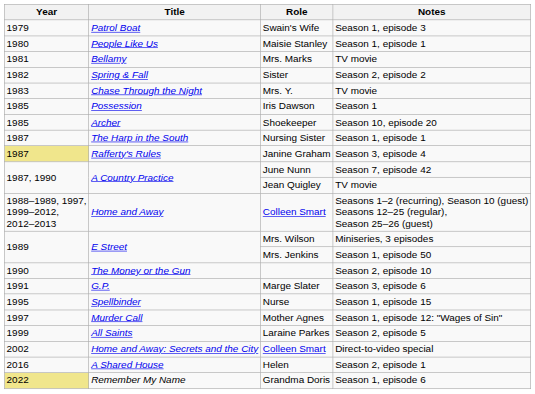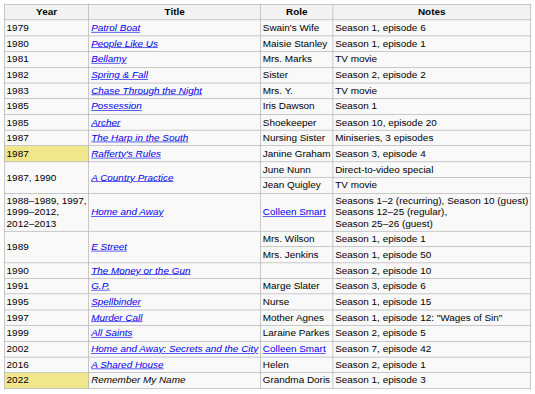(380, 28) Season 1, episode 3 -> (380, 28) Season 1, episode 6
(380, 138) Season 1, episode 1 -> (384, 138) Miniseries, 3 episodes
(383, 169) Season 7, episode 42 -> (384, 169) Direct-to-video special
(384, 239) Miniseries, 3 episodes -> (380, 239) Season 1, episode 1
(384, 349) Direct-to-video special -> (383, 349) Season 7, episode 42
(380, 380) Season 1, episode 6 -> (380, 380) Season 1, episode 3
